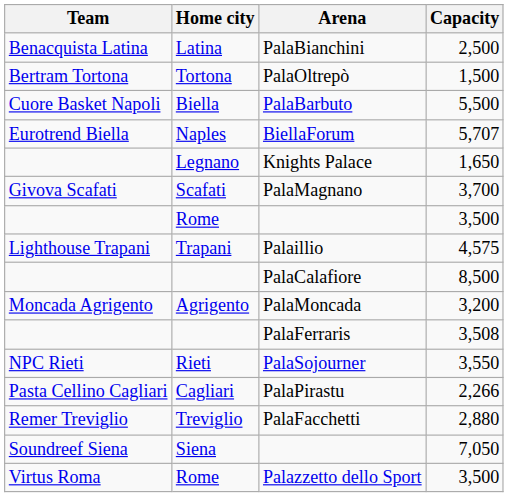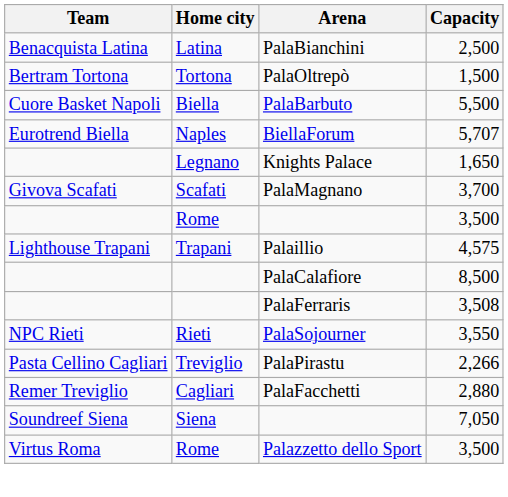- row: (312, 305)
(205, 391) Cagliari -> (209, 362) Treviglio
(209, 420) Treviglio -> (205, 391) Cagliari
